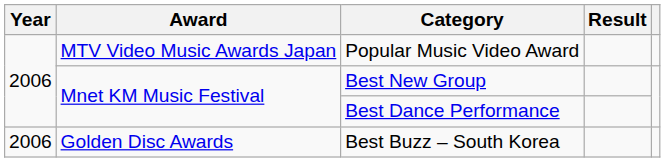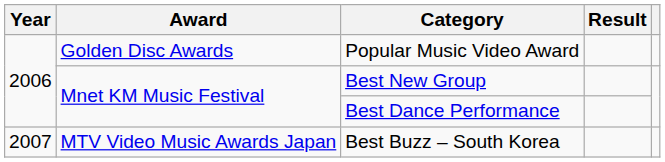(198, 50) MTV Video Music Awards Japan -> (147, 50) Golden Disc Awards
(30, 141) 2006 -> (30, 141) 2007
(147, 141) Golden Disc Awards -> (198, 141) MTV Video Music Awards Japan
